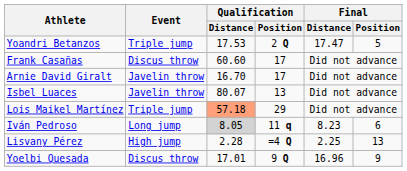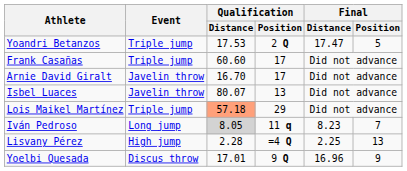(163, 60) Discus throw -> (160, 60) Triple jump
(378, 125) 6 -> (378, 125) 7
